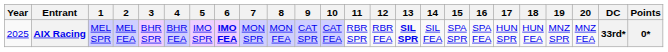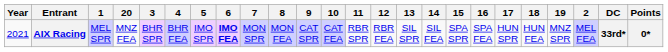columns swapped: (126, 12) <-> (585, 12)
(18, 33) 2025 -> (18, 33) 2021
(408, 33) bold -> (409, 33) normal
